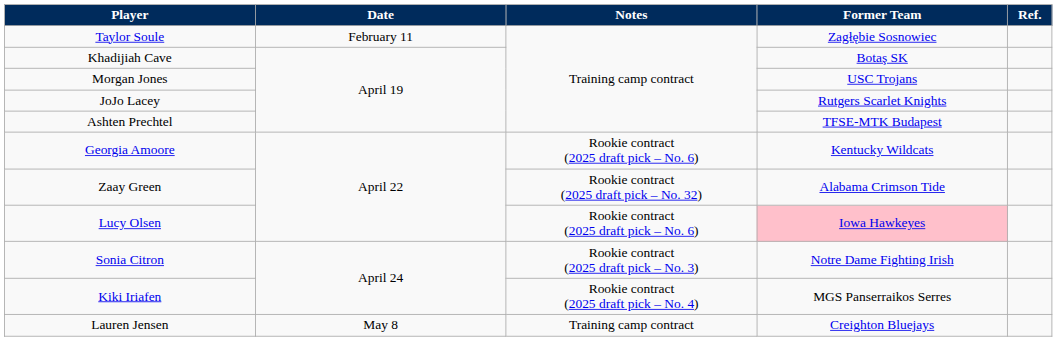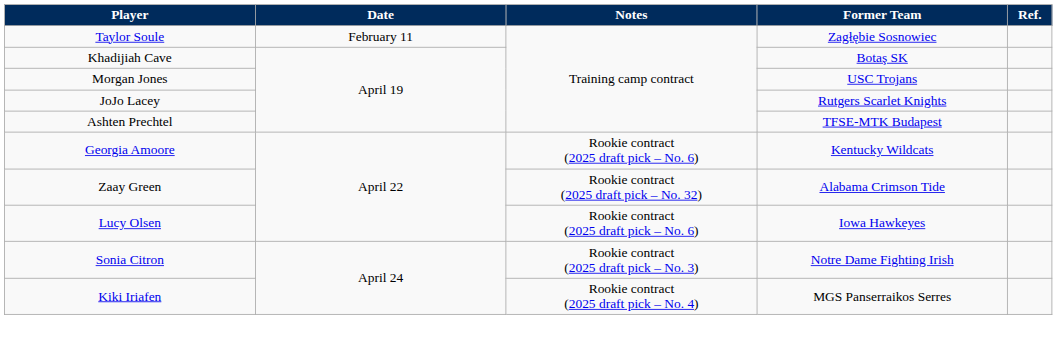(882, 223) pink background -> (882, 223) no background
- row: (130, 325)
